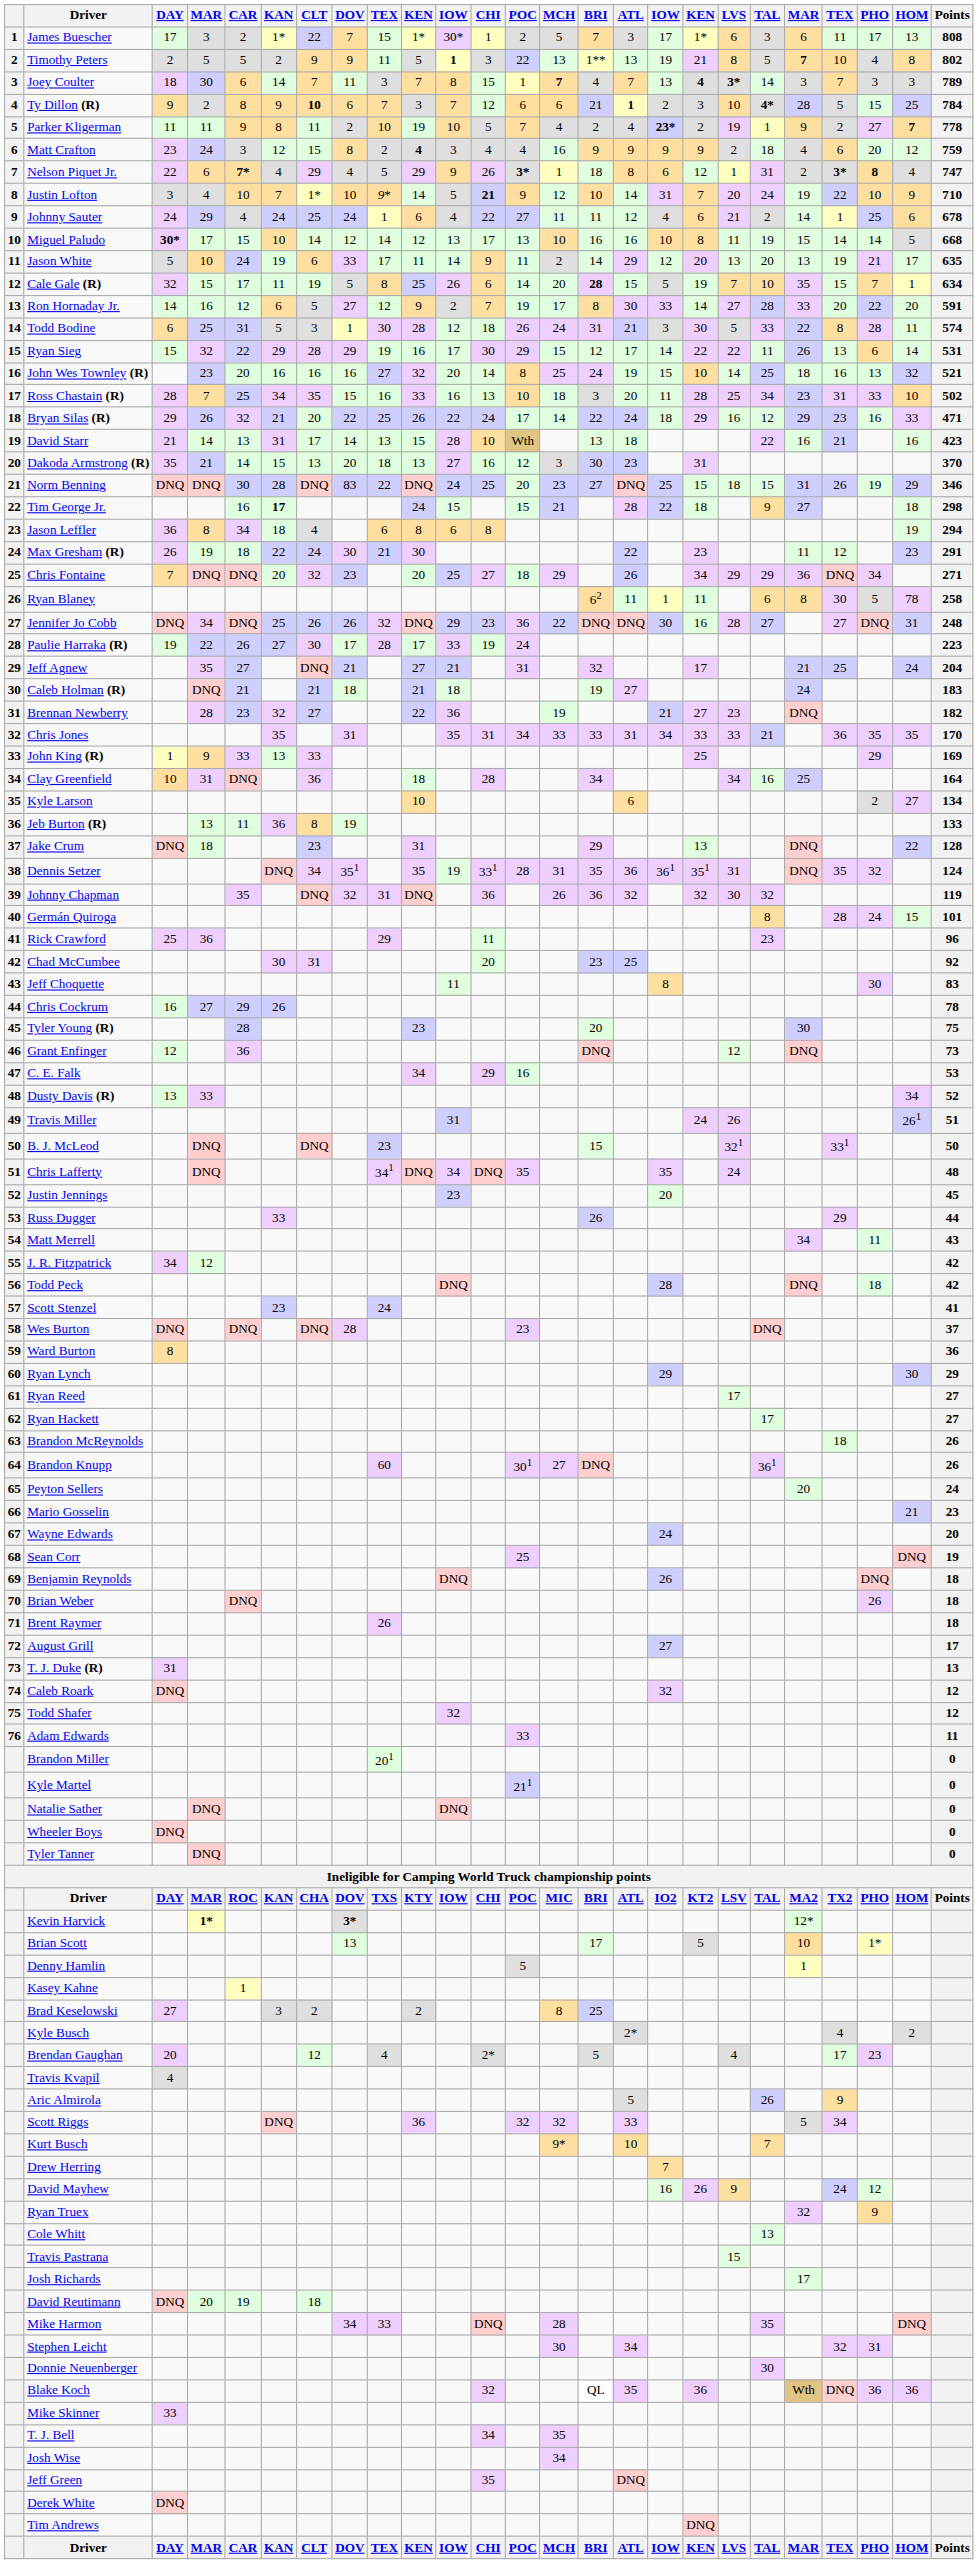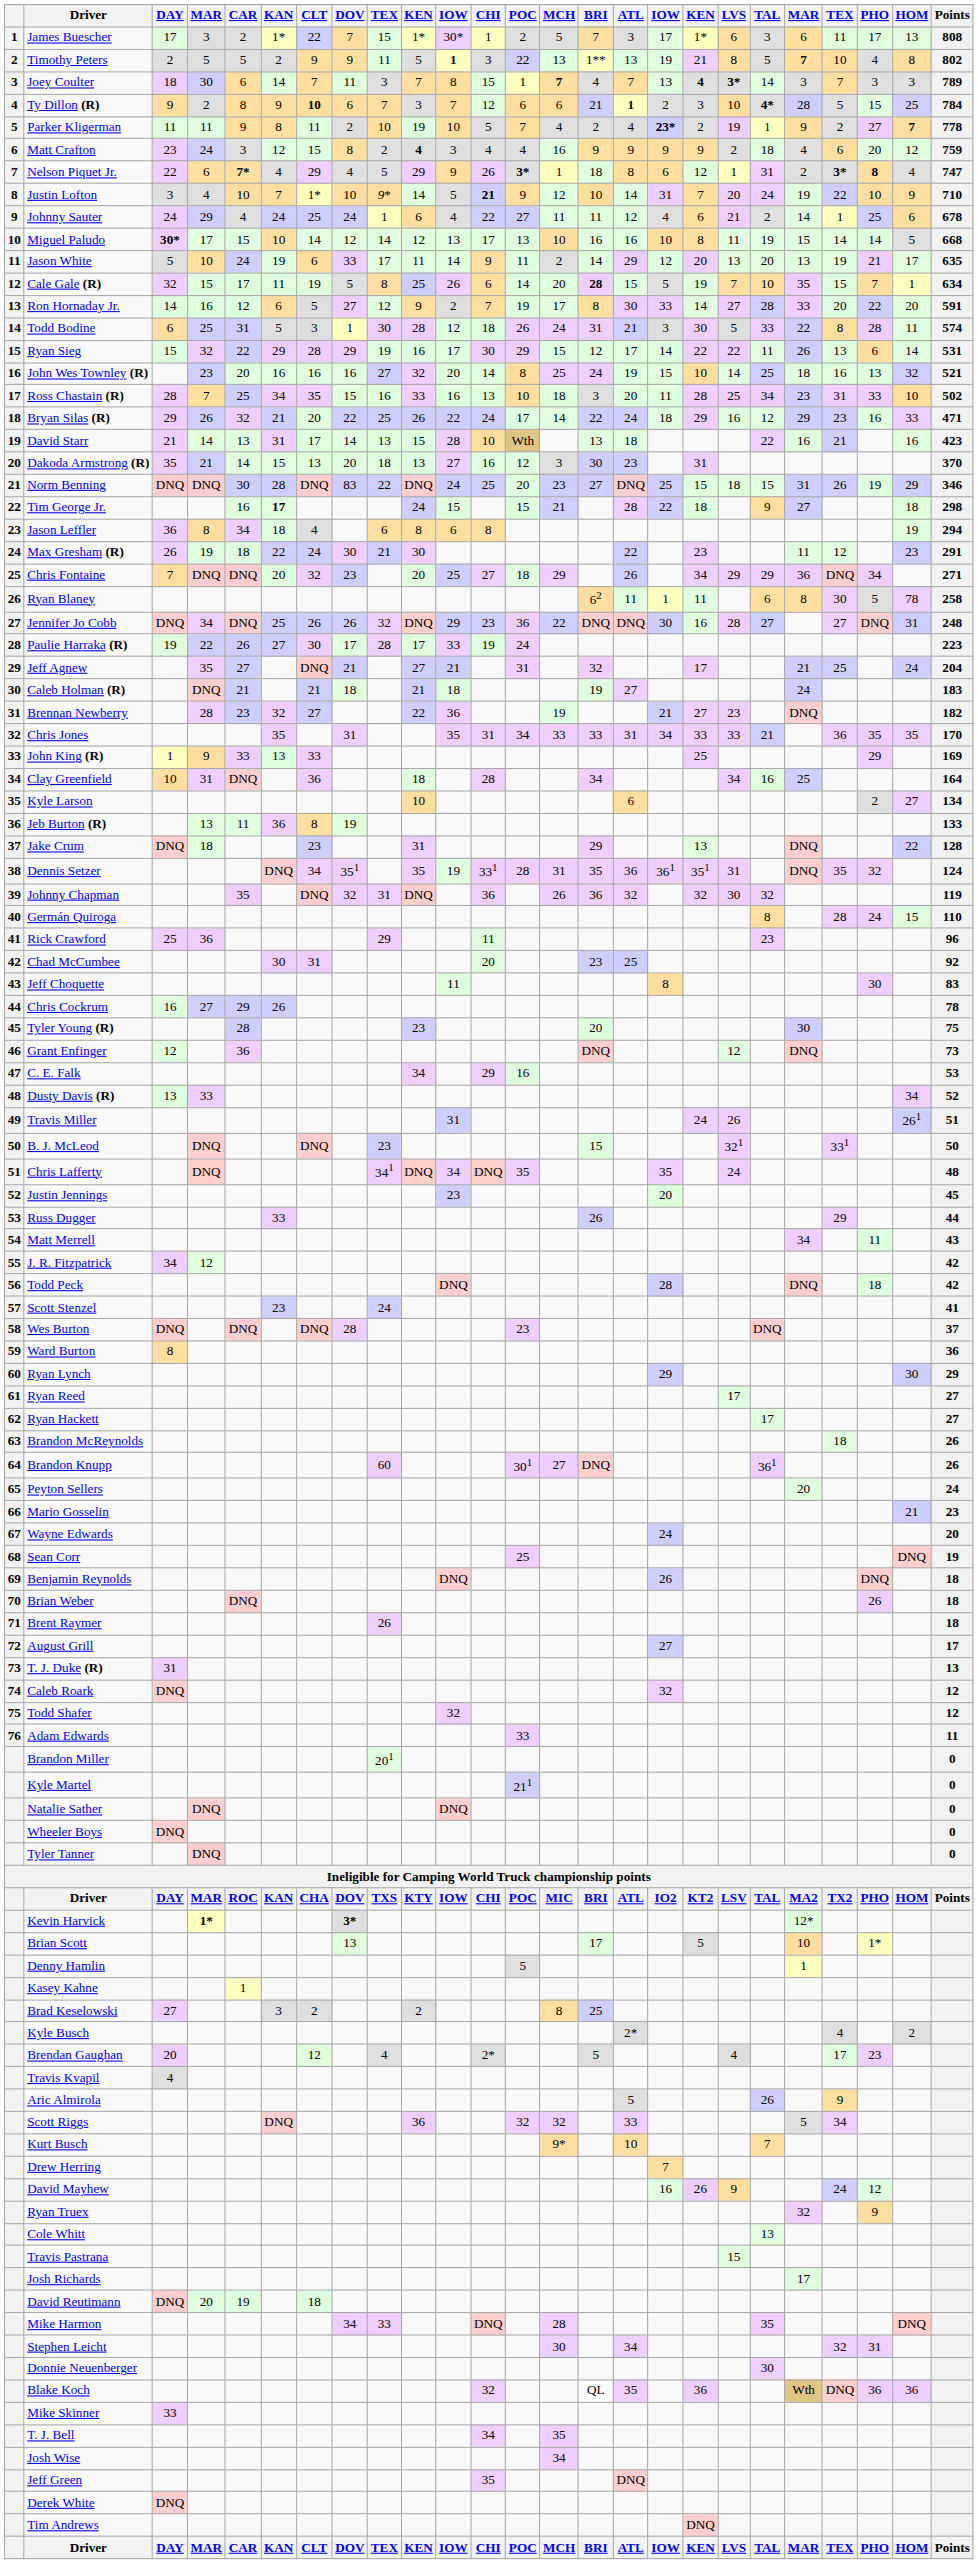(952, 917) 101 -> (952, 917) 110
